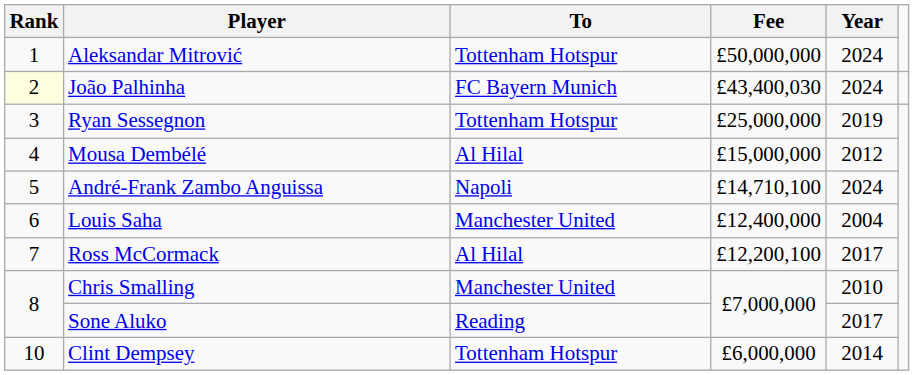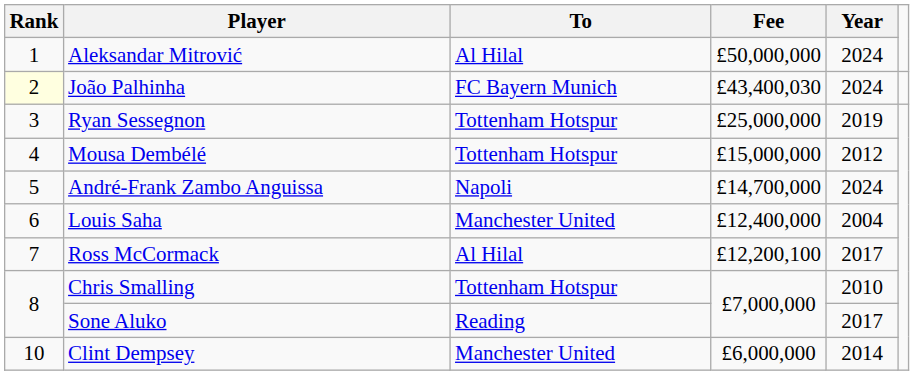(536, 54) Tottenham Hotspur -> (489, 54) Al Hilal
(489, 154) Al Hilal -> (536, 154) Tottenham Hotspur
(769, 187) £14,710,100 -> (769, 187) £14,700,000
(535, 287) Manchester United -> (536, 287) Tottenham Hotspur
(536, 353) Tottenham Hotspur -> (535, 353) Manchester United
